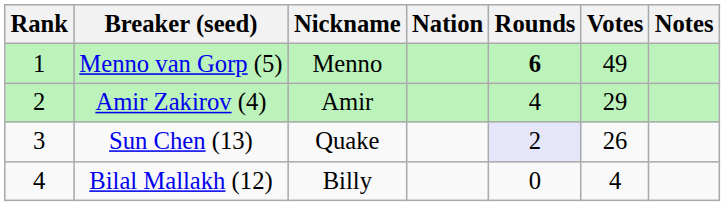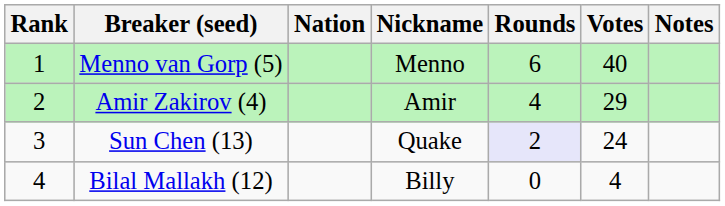columns swapped: (347, 24) <-> (448, 24)
(535, 63) bold -> (535, 63) normal
(615, 63) 49 -> (615, 63) 40
(615, 141) 26 -> (615, 141) 24
